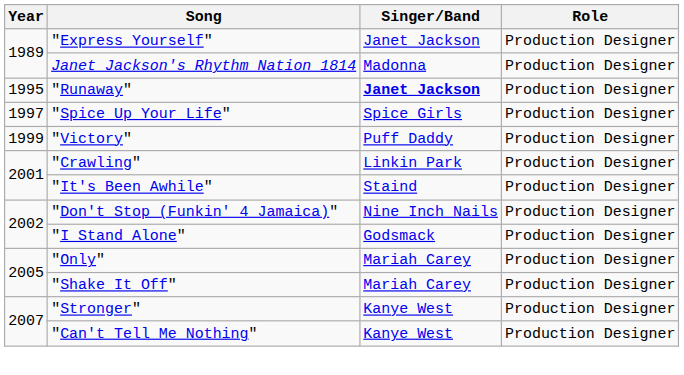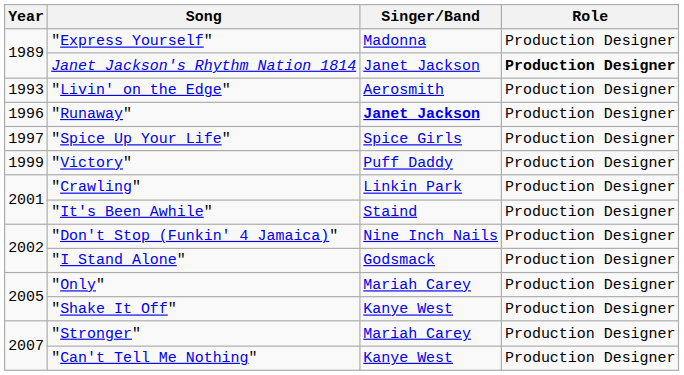(422, 41) Janet Jackson -> (395, 41) Madonna
(395, 65) Madonna -> (422, 65) Janet Jackson
(590, 65) normal -> (590, 65) bold
+ row: (141, 90)
(26, 90) 1995 -> (26, 114) 1996
(417, 285) Mariah Carey -> (408, 309) Kanye West
(408, 309) Kanye West -> (417, 334) Mariah Carey
